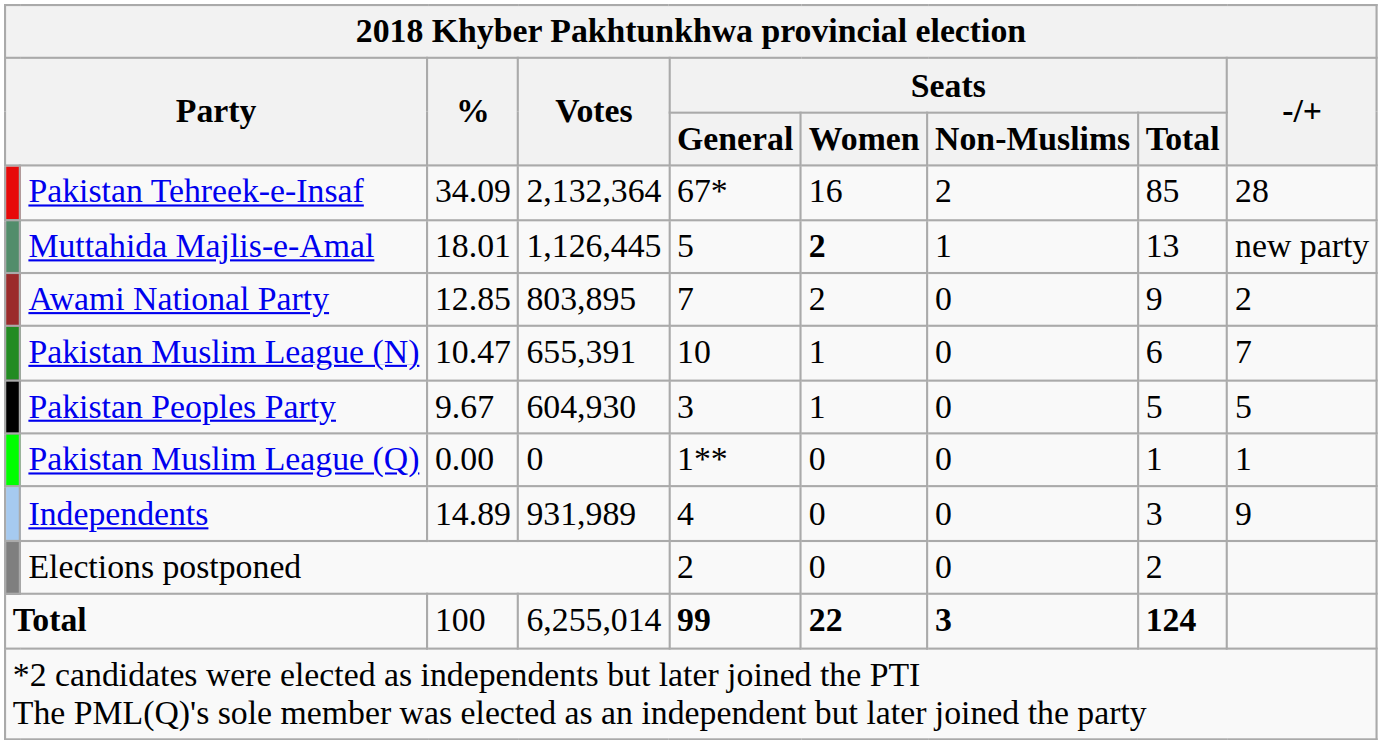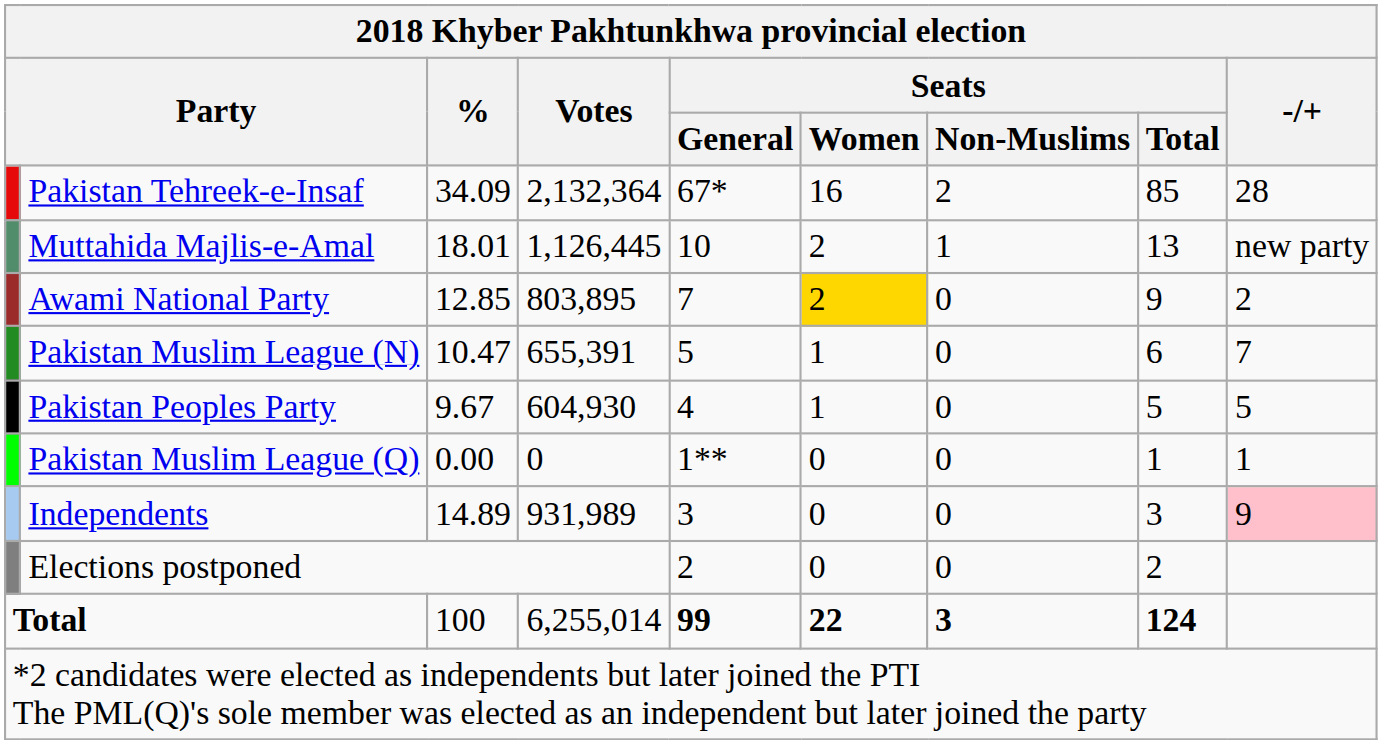(685, 245) 5 -> (694, 245) 10
(817, 245) bold -> (817, 245) normal
(817, 298) no background -> (817, 298) gold background
(694, 352) 10 -> (685, 352) 5
(685, 406) 3 -> (685, 406) 4
(685, 513) 4 -> (685, 513) 3
(1244, 513) no background -> (1244, 513) pink background
